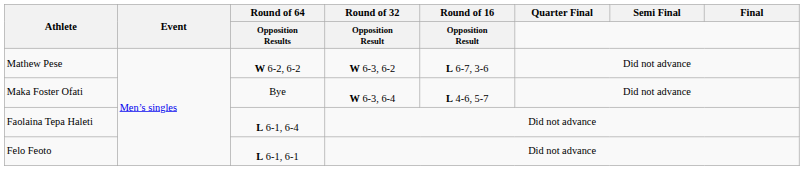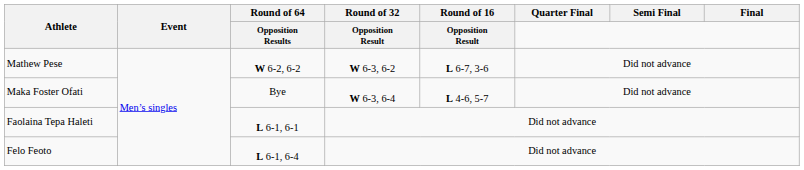(278, 128) L 6-1, 6-4 -> (278, 128) L 6-1, 6-1
(278, 157) L 6-1, 6-1 -> (278, 157) L 6-1, 6-4
